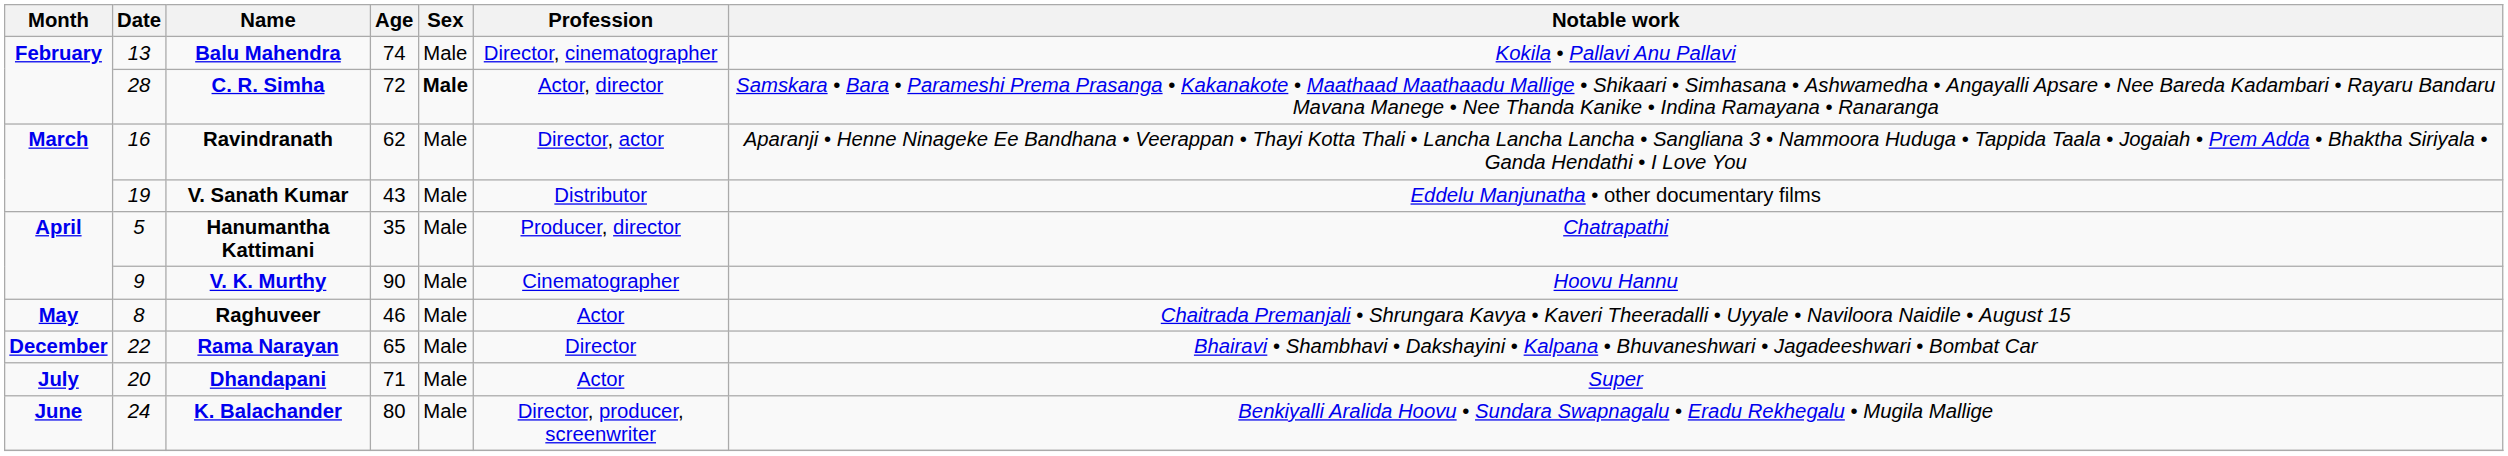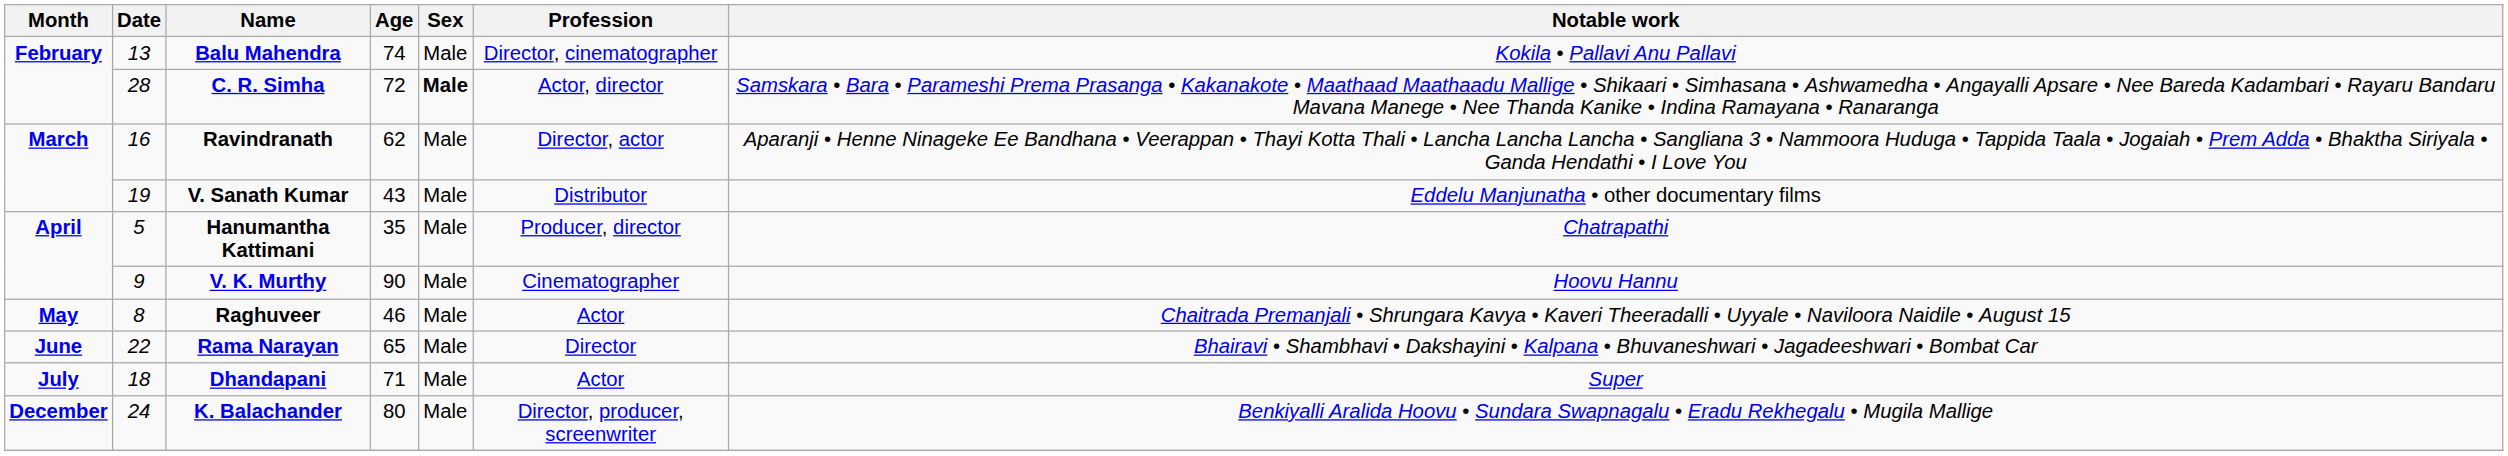(58, 347) December -> (58, 347) June
(139, 379) 20 -> (139, 379) 18
(58, 411) June -> (58, 411) December
